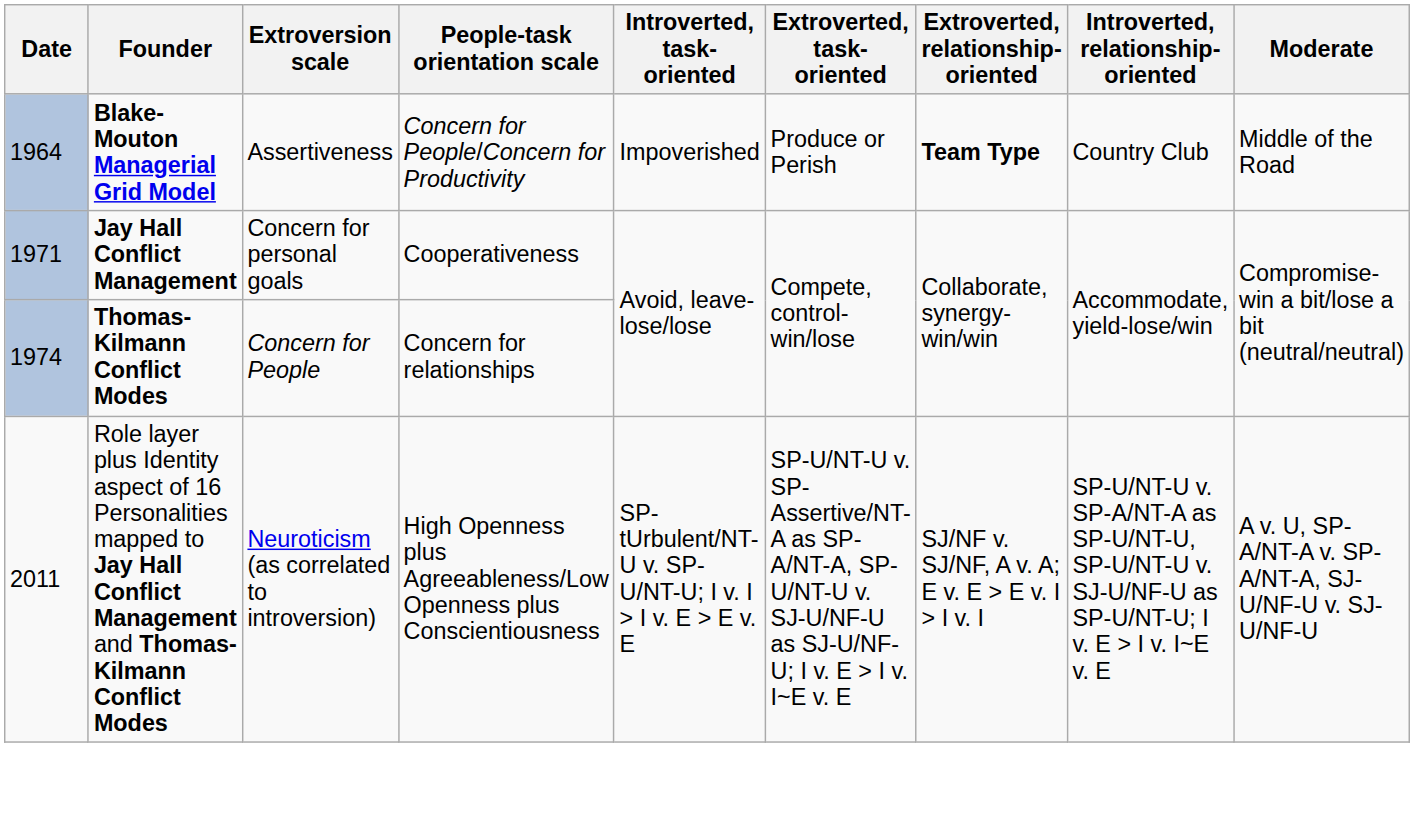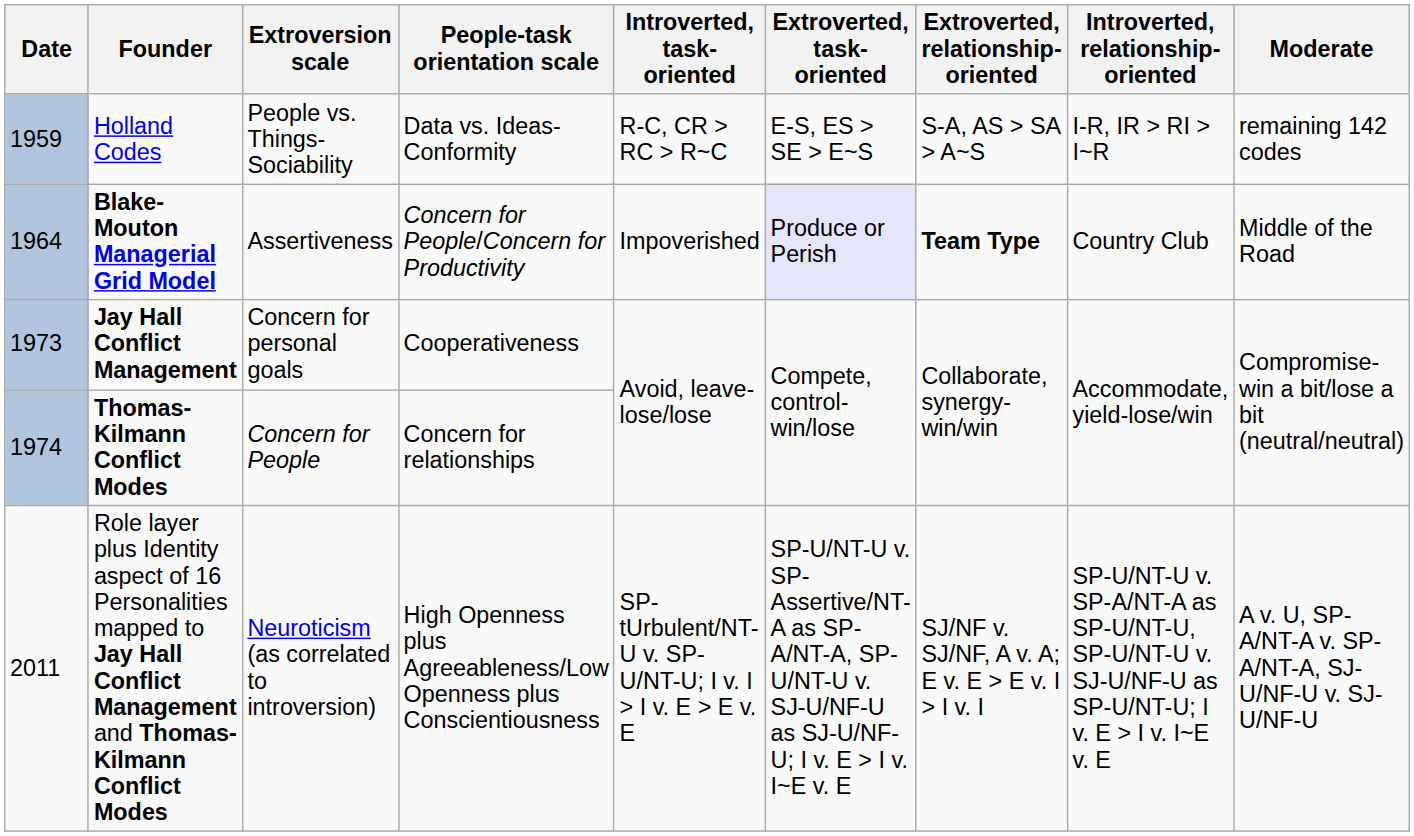+ row: (133, 138)
(828, 152) no background -> (828, 241) lavender background
(36, 254) 1971 -> (36, 344) 1973
